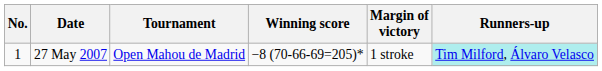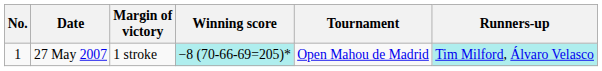columns swapped: (179, 24) <-> (399, 24)
(308, 54) no background -> (235, 54) paleturquoise background
